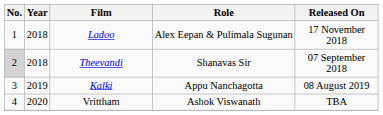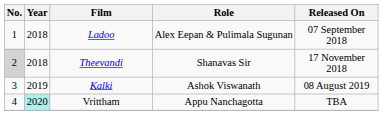(337, 35) 17 November 2018 -> (337, 35) 07 September 2018
(337, 63) 07 September 2018 -> (337, 63) 17 November 2018
(224, 85) Appu Nanchagotta -> (224, 85) Ashok Viswanath
(37, 102) no background -> (37, 102) paleturquoise background
(224, 102) Ashok Viswanath -> (224, 102) Appu Nanchagotta
